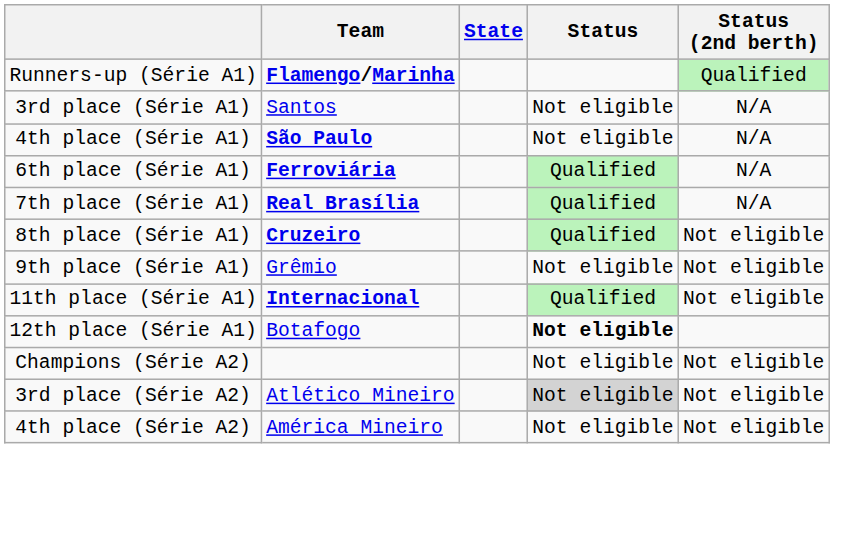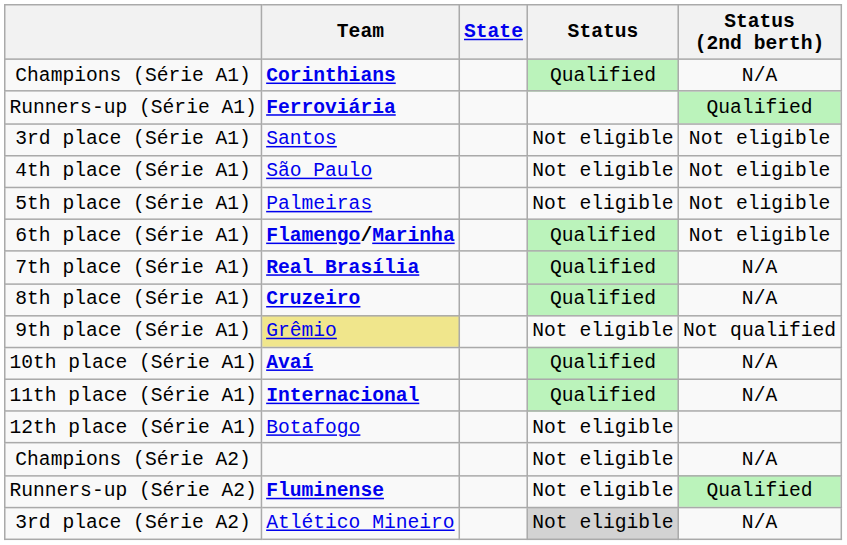+ row: (133, 75)
(360, 75) Flamengo/Marinha -> (331, 107) Ferroviária
(754, 107) N/A -> (760, 139) Not eligible
(319, 139) bold -> (319, 171) normal
(754, 139) N/A -> (760, 171) Not eligible
+ row: (133, 203)
(331, 171) Ferroviária -> (360, 235) Flamengo/Marinha
(754, 171) N/A -> (760, 235) Not eligible
(754, 235) Not eligible -> (760, 299) N/A
(301, 267) no background -> (301, 331) khaki background
(754, 267) Not eligible -> (760, 331) Not qualified
+ row: (133, 363)
(754, 299) Not eligible -> (760, 395) N/A
(603, 331) bold -> (603, 427) normal
(754, 363) Not eligible -> (760, 459) N/A
+ row: (133, 491)
(754, 395) Not eligible -> (760, 523) N/A
- row: (133, 427)
